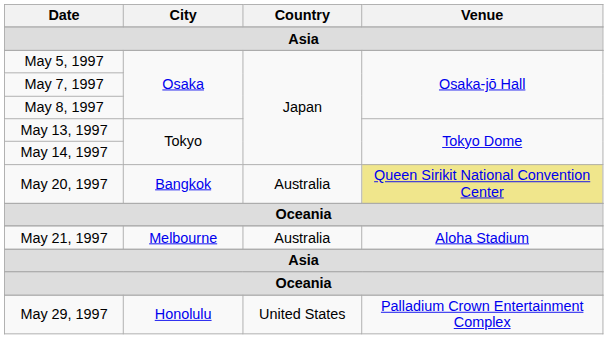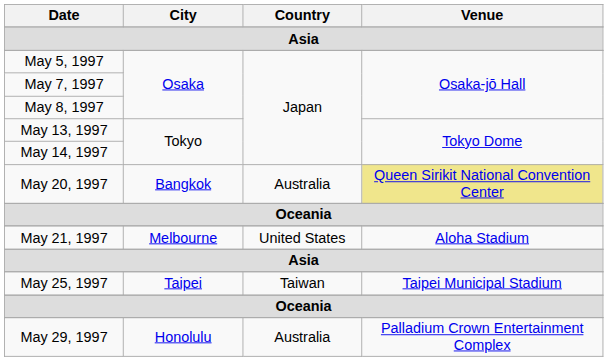(302, 237) Australia -> (302, 237) United States
+ row: (64, 283)
(302, 314) United States -> (302, 337) Australia
